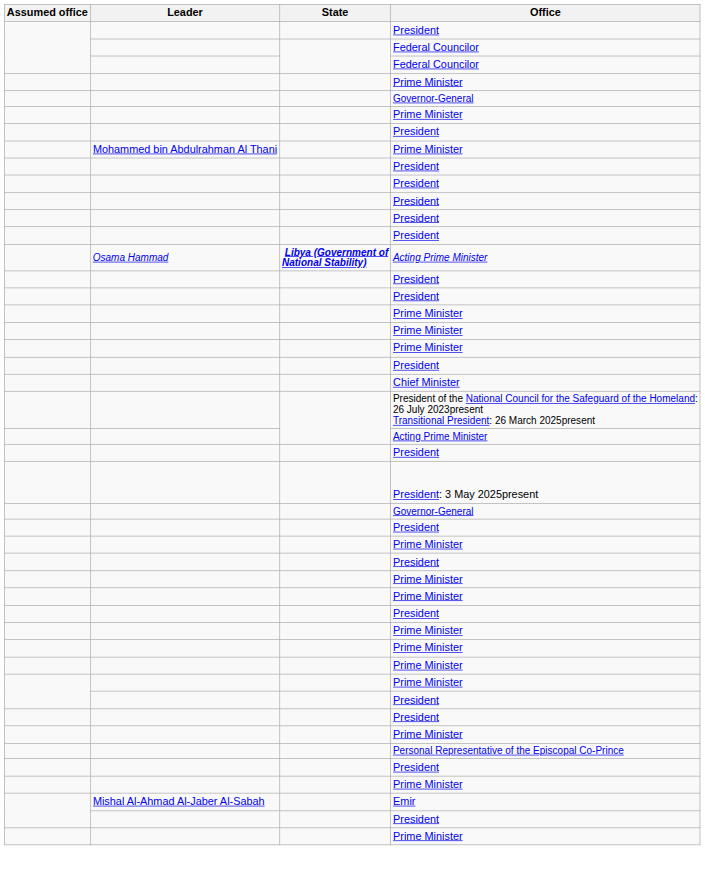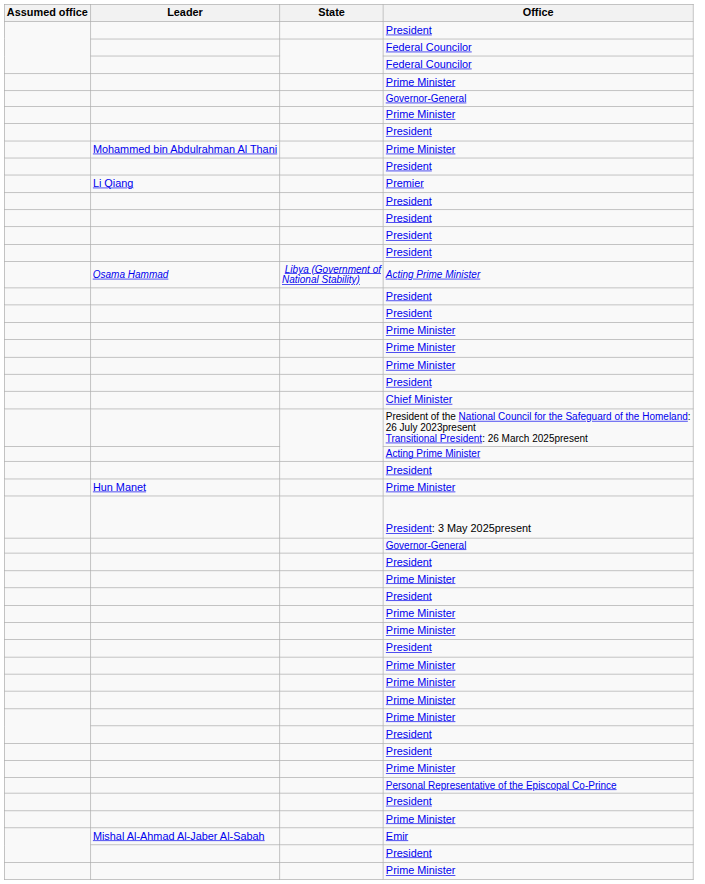+ row: (113, 183)
(335, 257) bold -> (332, 275) normal
+ row: (119, 487)
